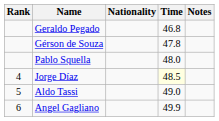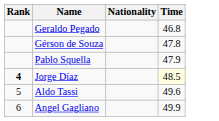- column: (199, 12)
(172, 60) 48.0 -> (172, 60) 47.9
(18, 76) normal -> (18, 76) bold
(172, 92) 49.0 -> (172, 92) 49.6
